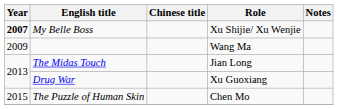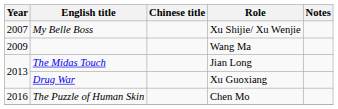(17, 29) bold -> (17, 29) normal
(17, 96) 2015 -> (17, 96) 2016
